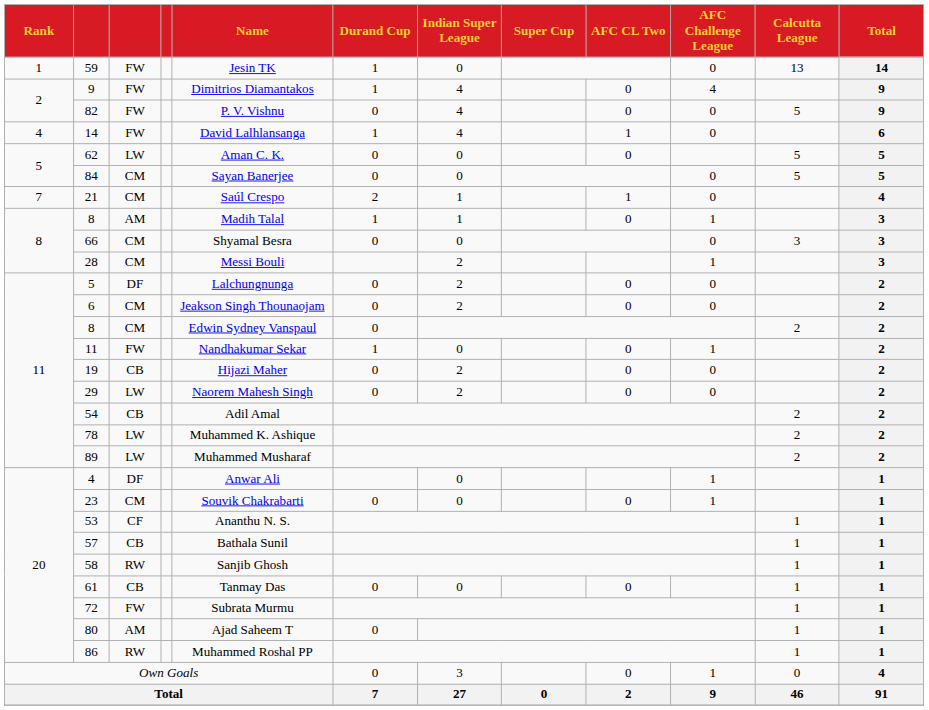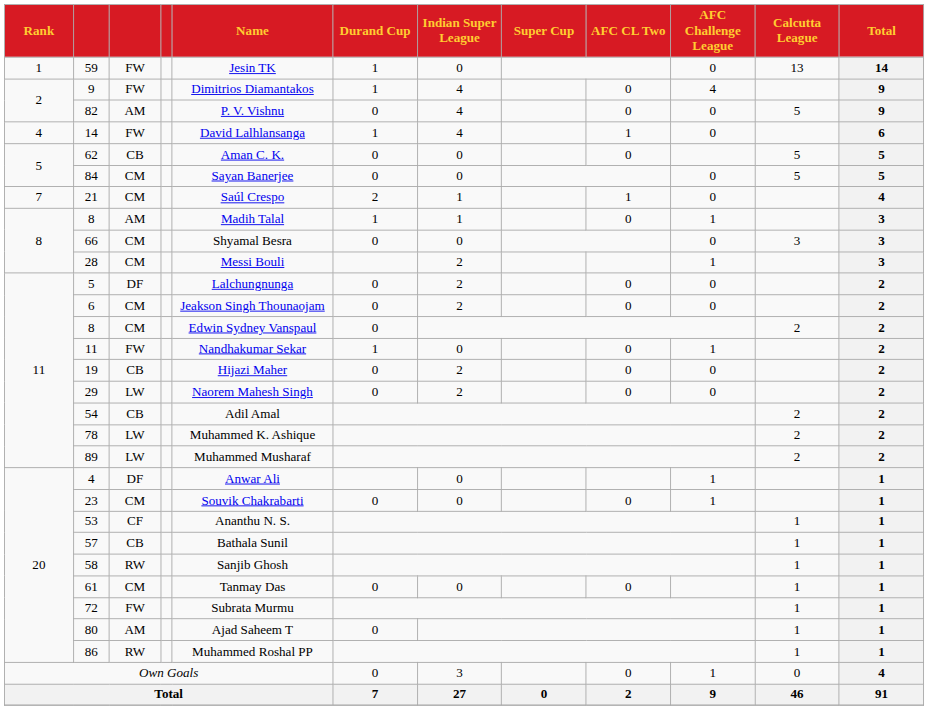(135, 111) FW -> (135, 111) AM
(135, 154) LW -> (135, 154) CB
(135, 586) CB -> (135, 586) CM
